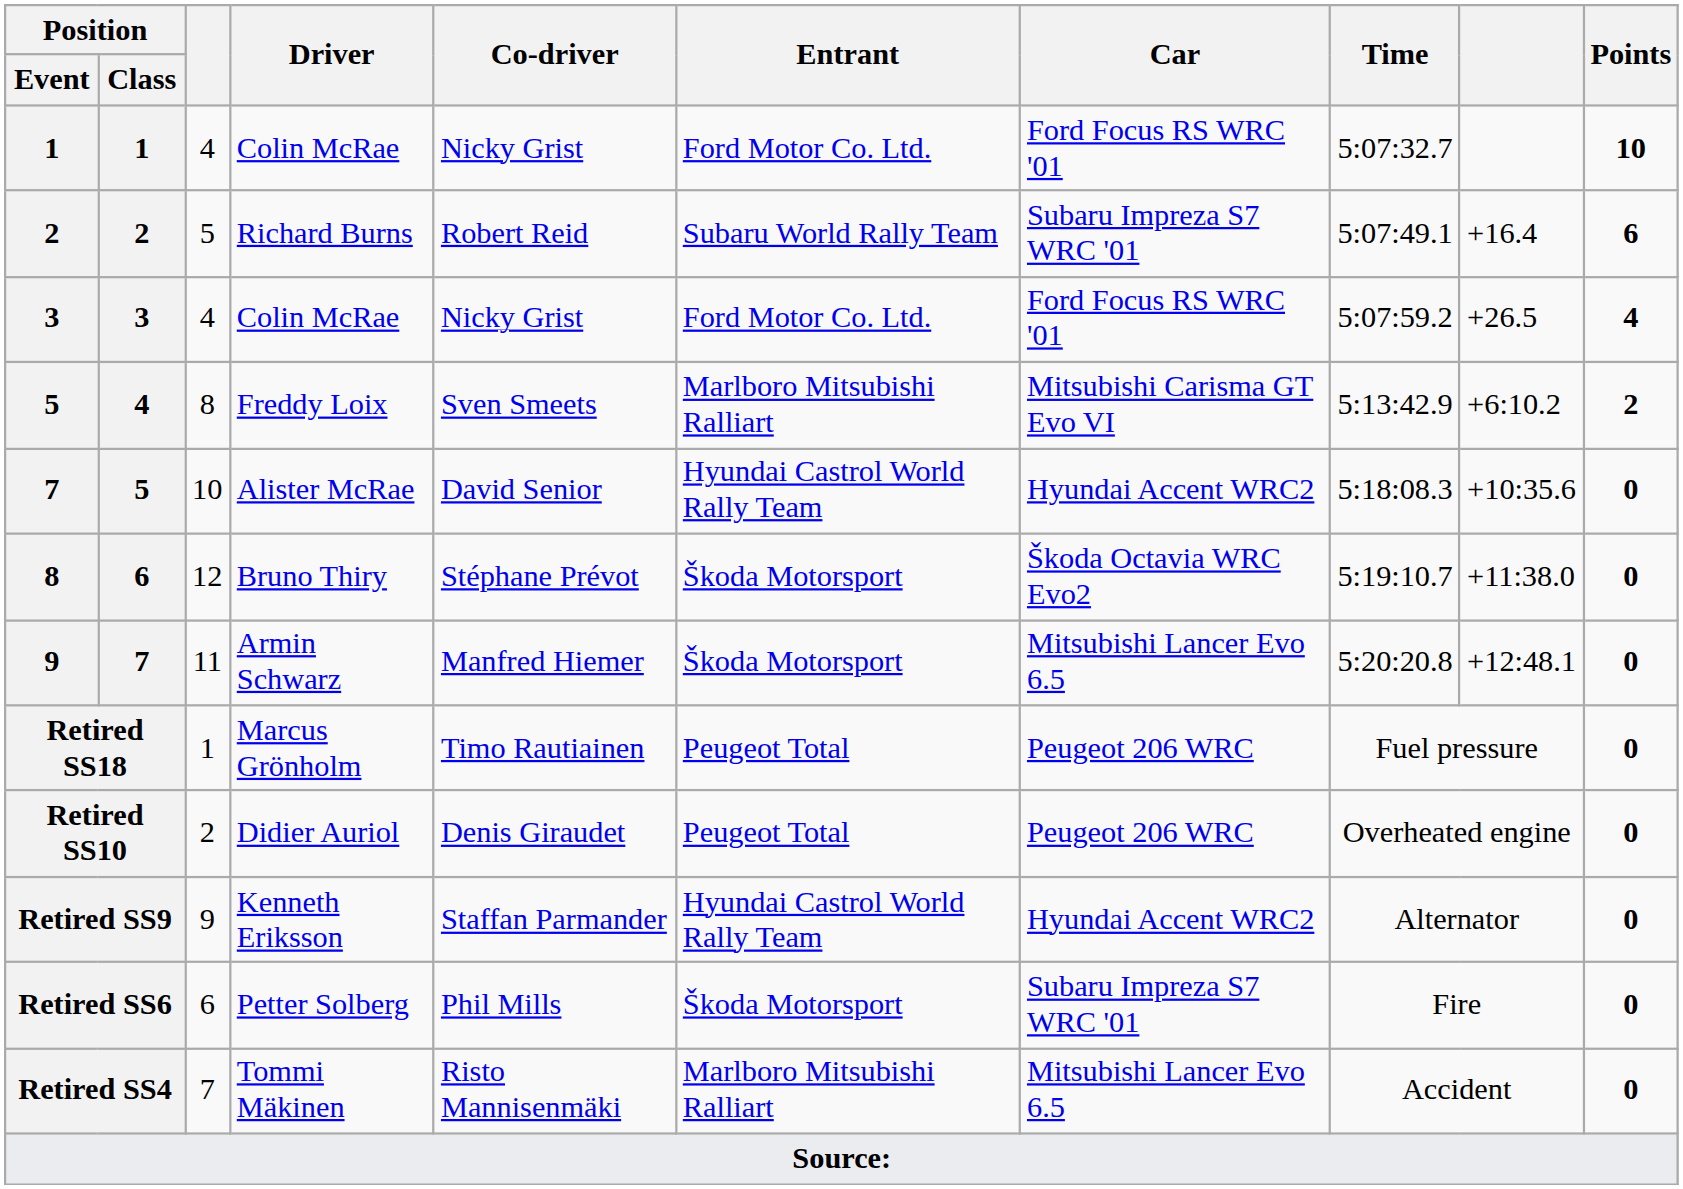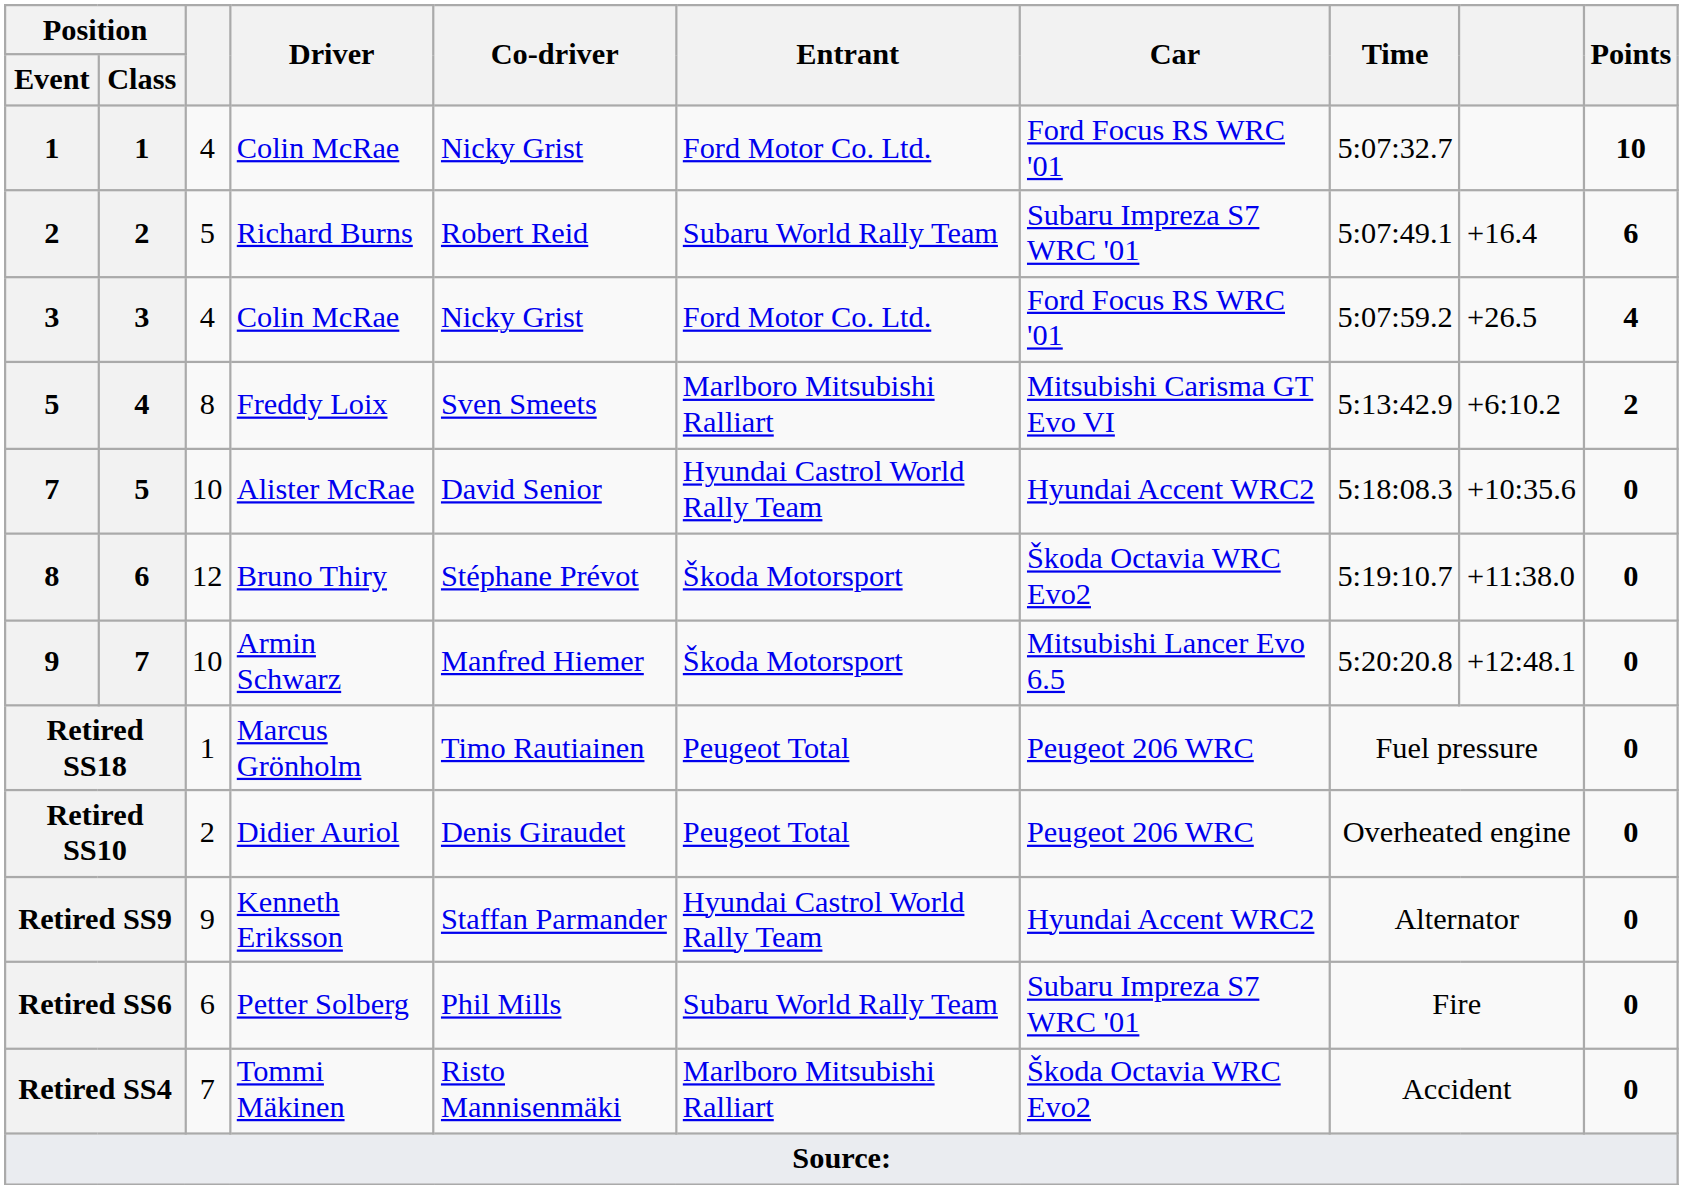(207, 661) 11 -> (207, 661) 10
(793, 1004) Škoda Motorsport -> (840, 1004) Subaru World Rally Team
(1166, 1089) Mitsubishi Lancer Evo 6.5 -> (1154, 1089) Škoda Octavia WRC Evo2
